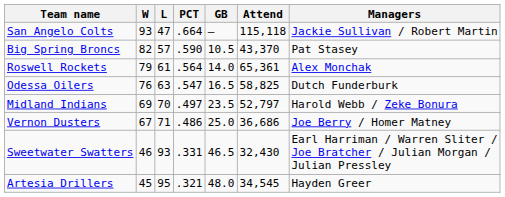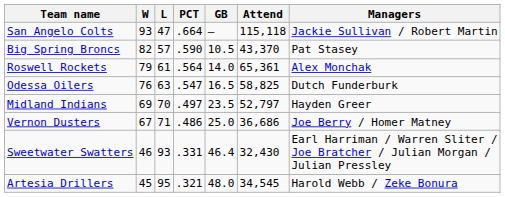(375, 103) Harold Webb / Zeke Bonura -> (331, 103) Hayden Greer
(221, 152) 46.5 -> (221, 152) 46.4
(331, 183) Hayden Greer -> (375, 183) Harold Webb / Zeke Bonura
